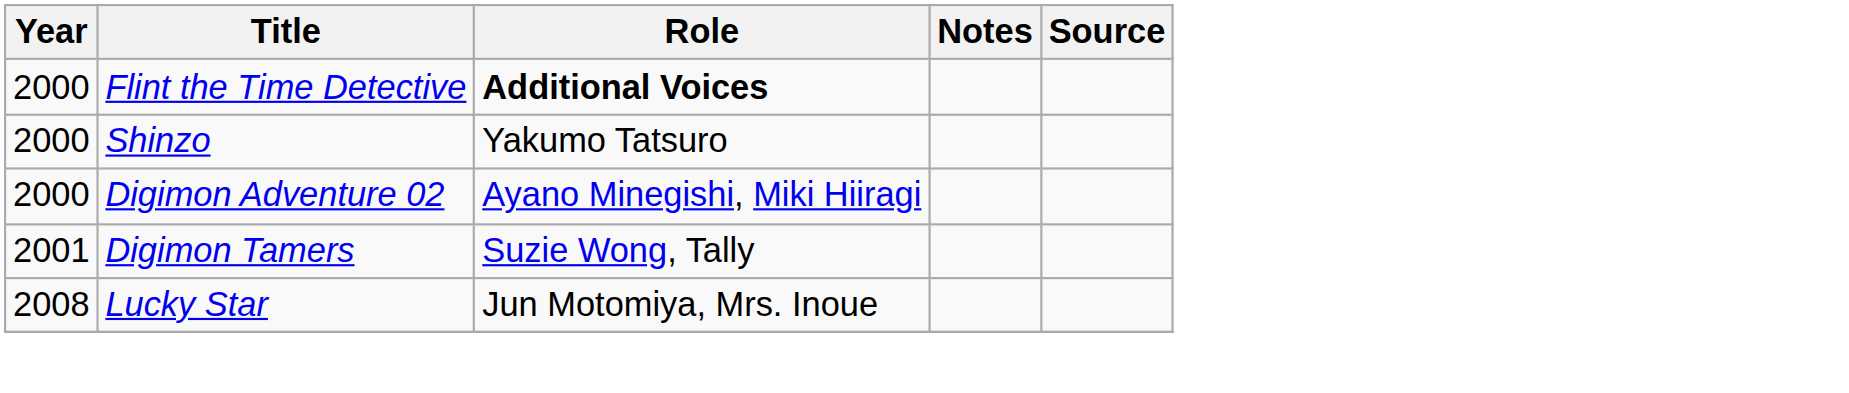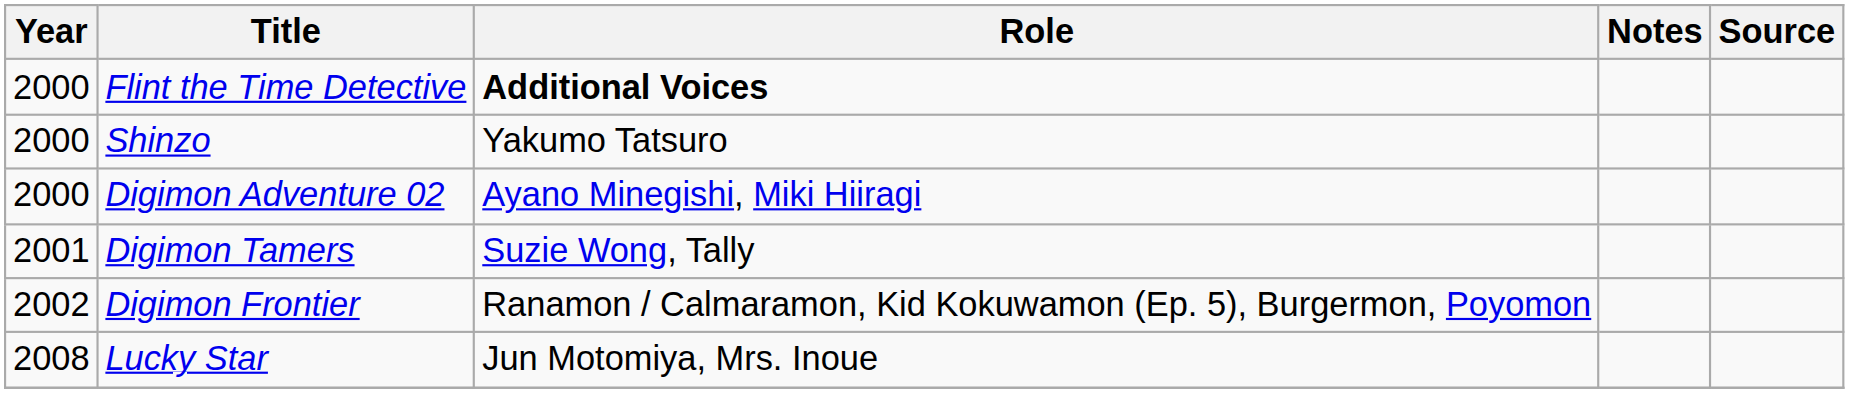+ row: (233, 304)
